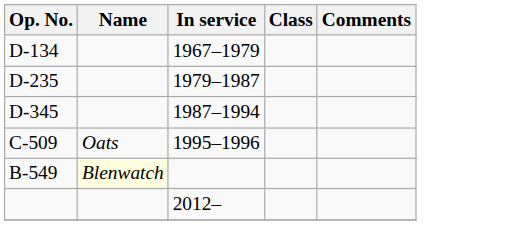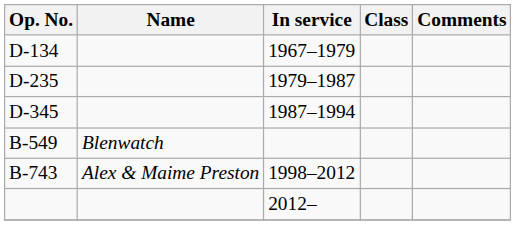- row: (33, 142)
(123, 173) lightyellow background -> (123, 142) no background
+ row: (33, 173)
